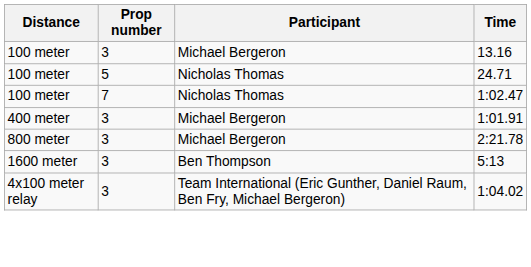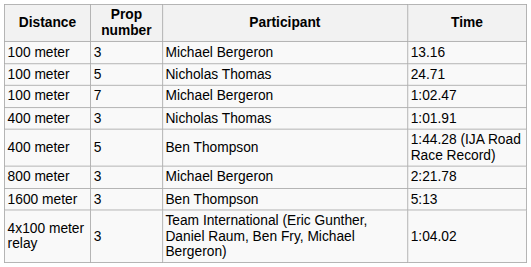(231, 96) Nicholas Thomas -> (219, 96) Michael Bergeron
(232, 118) Michael Bergeron -> (218, 118) Nicholas Thomas
+ row: (466, 147)
